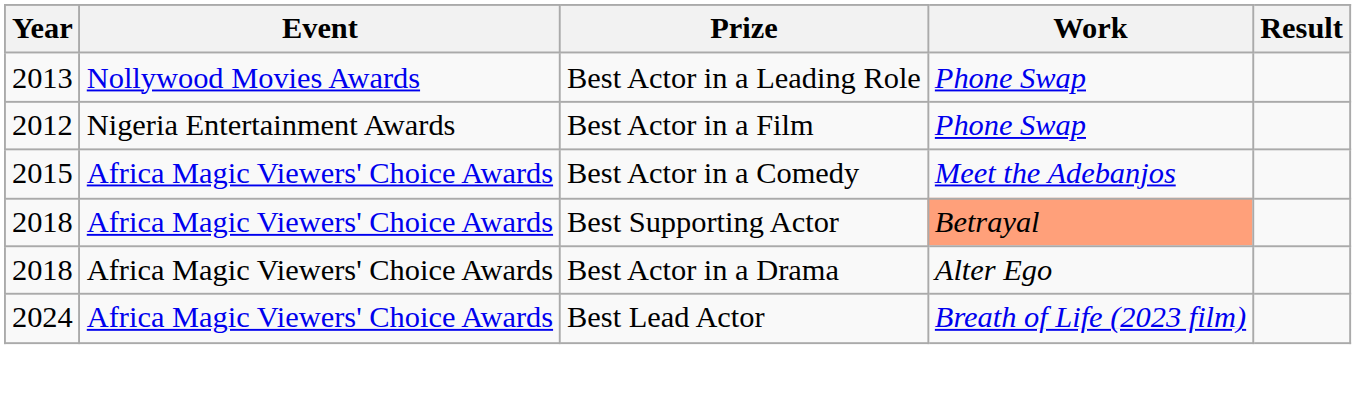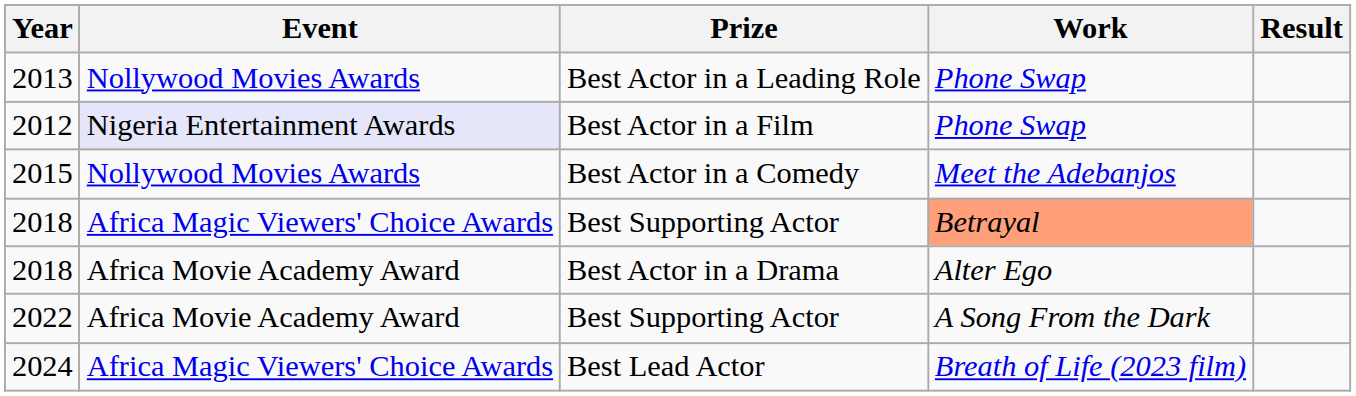(271, 125) no background -> (271, 125) lavender background
(320, 173) Africa Magic Viewers' Choice Awards -> (253, 173) Nollywood Movies Awards
(320, 269) Africa Magic Viewers' Choice Awards -> (273, 269) Africa Movie Academy Award
+ row: (42, 317)
